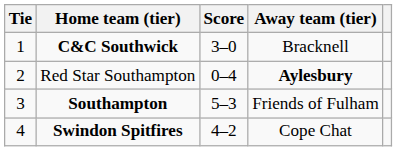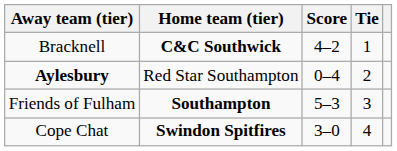columns swapped: (20, 18) <-> (315, 18)
(224, 46) 3–0 -> (327, 46) 4–2
(224, 131) 4–2 -> (327, 131) 3–0
